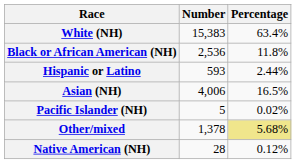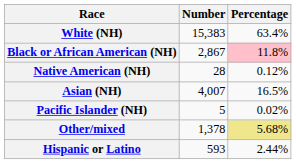(212, 52) 2,536 -> (212, 52) 2,867
(273, 52) no background -> (273, 52) pink background
rows swapped: (92, 149) <-> (92, 71)
(212, 91) 4,006 -> (212, 91) 4,007
